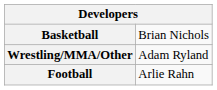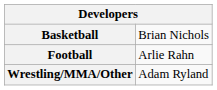rows swapped: (70, 74) <-> (70, 54)
